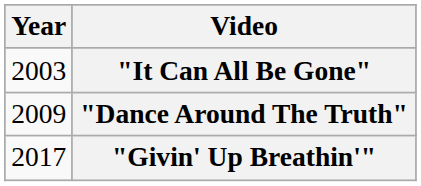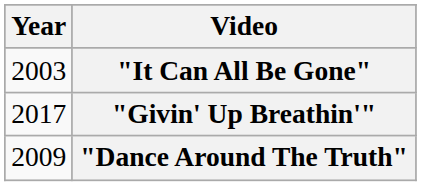rows swapped: (244, 113) <-> (244, 157)
